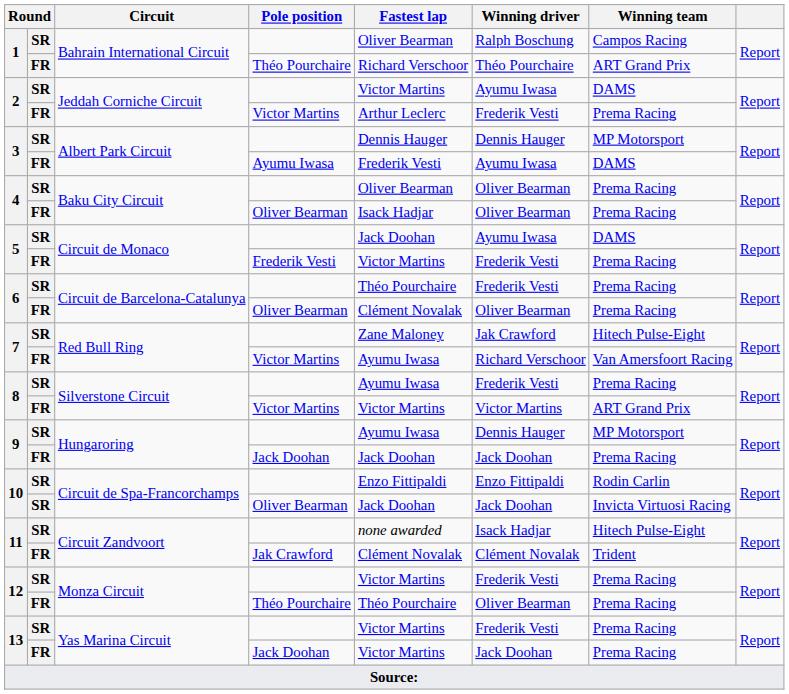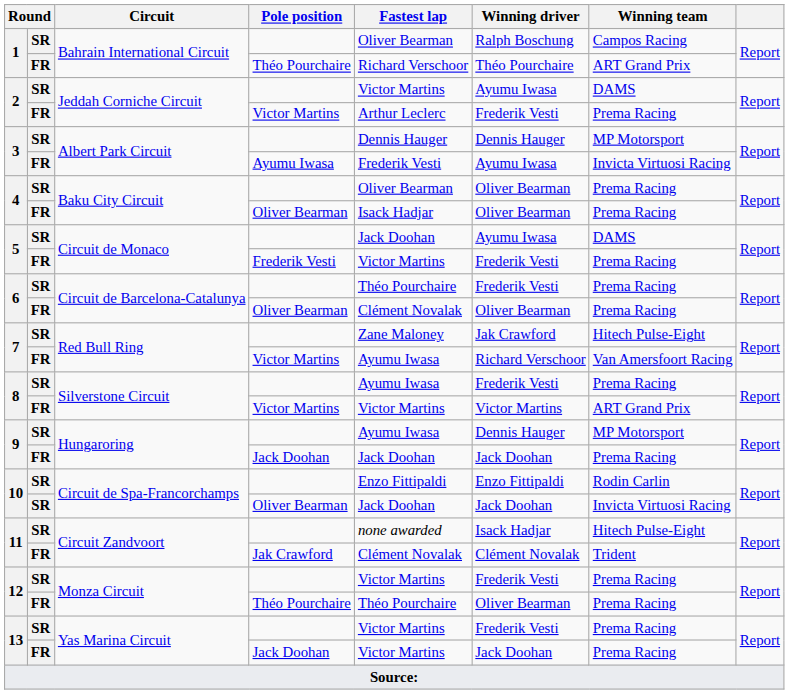(614, 163) DAMS -> (662, 163) Invicta Virtuosi Racing
